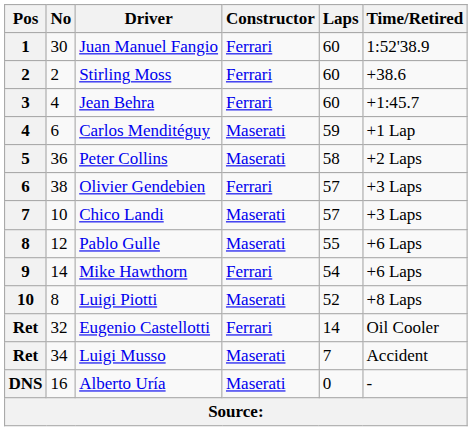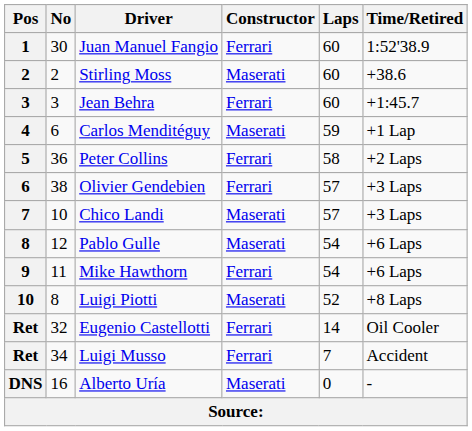(249, 74) Ferrari -> (256, 74) Maserati
(55, 102) 4 -> (55, 102) 3
(256, 159) Maserati -> (249, 159) Ferrari
(331, 243) 55 -> (331, 243) 54
(59, 271) 14 -> (59, 271) 11
(256, 355) Maserati -> (249, 355) Ferrari
